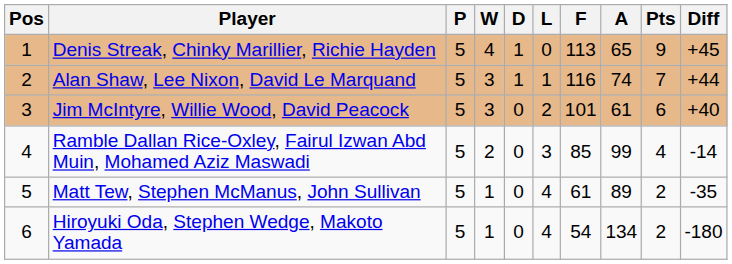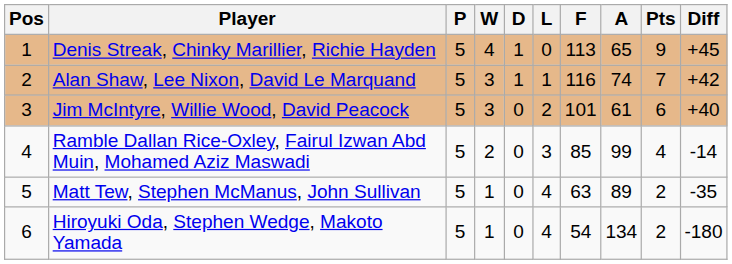(703, 79) +44 -> (703, 79) +42
(581, 191) 61 -> (581, 191) 63
